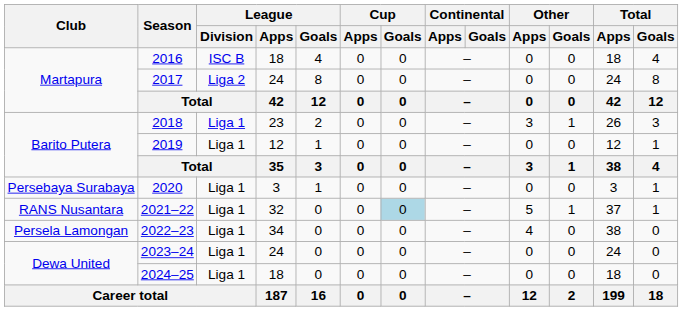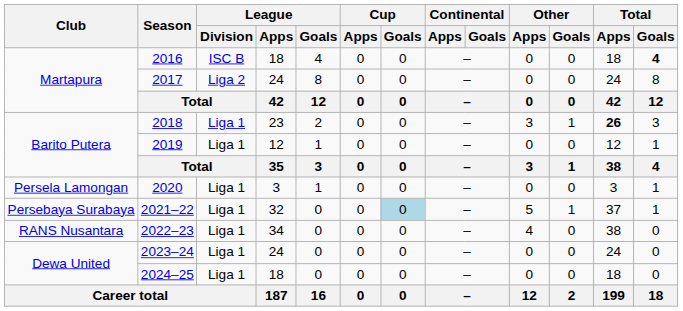(656, 58) normal -> (656, 58) bold
(614, 123) normal -> (614, 123) bold
(71, 187) Persebaya Surabaya -> (71, 187) Persela Lamongan
(71, 209) RANS Nusantara -> (71, 209) Persebaya Surabaya
(71, 230) Persela Lamongan -> (71, 230) RANS Nusantara
